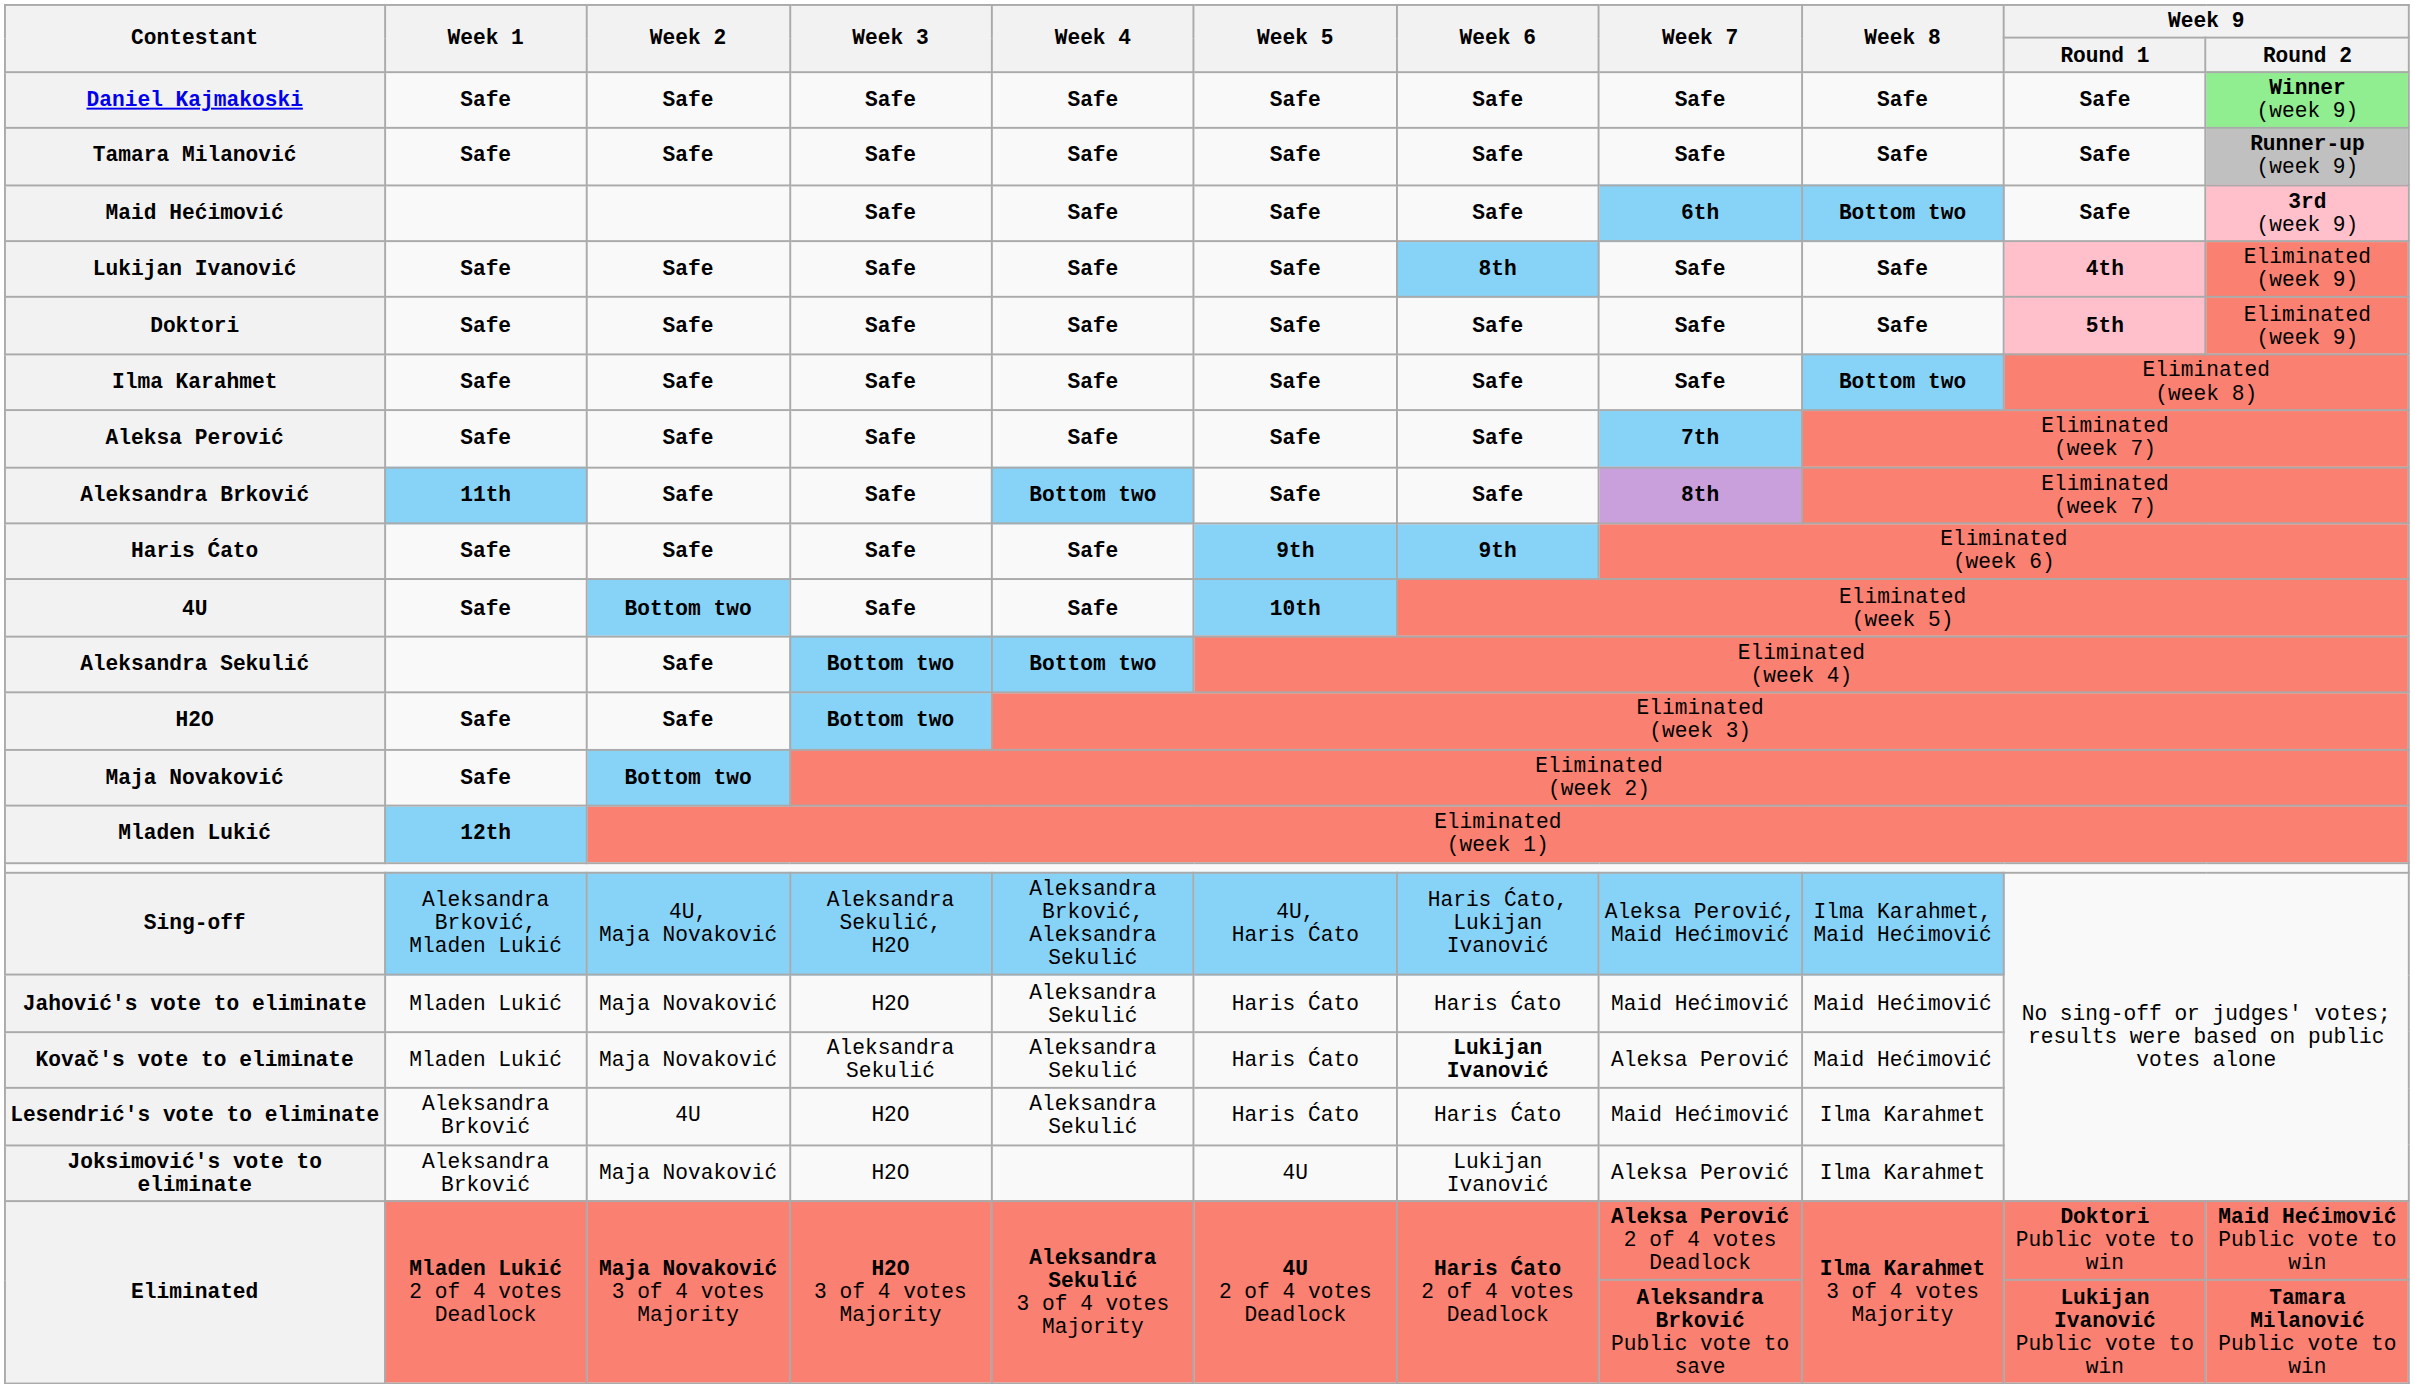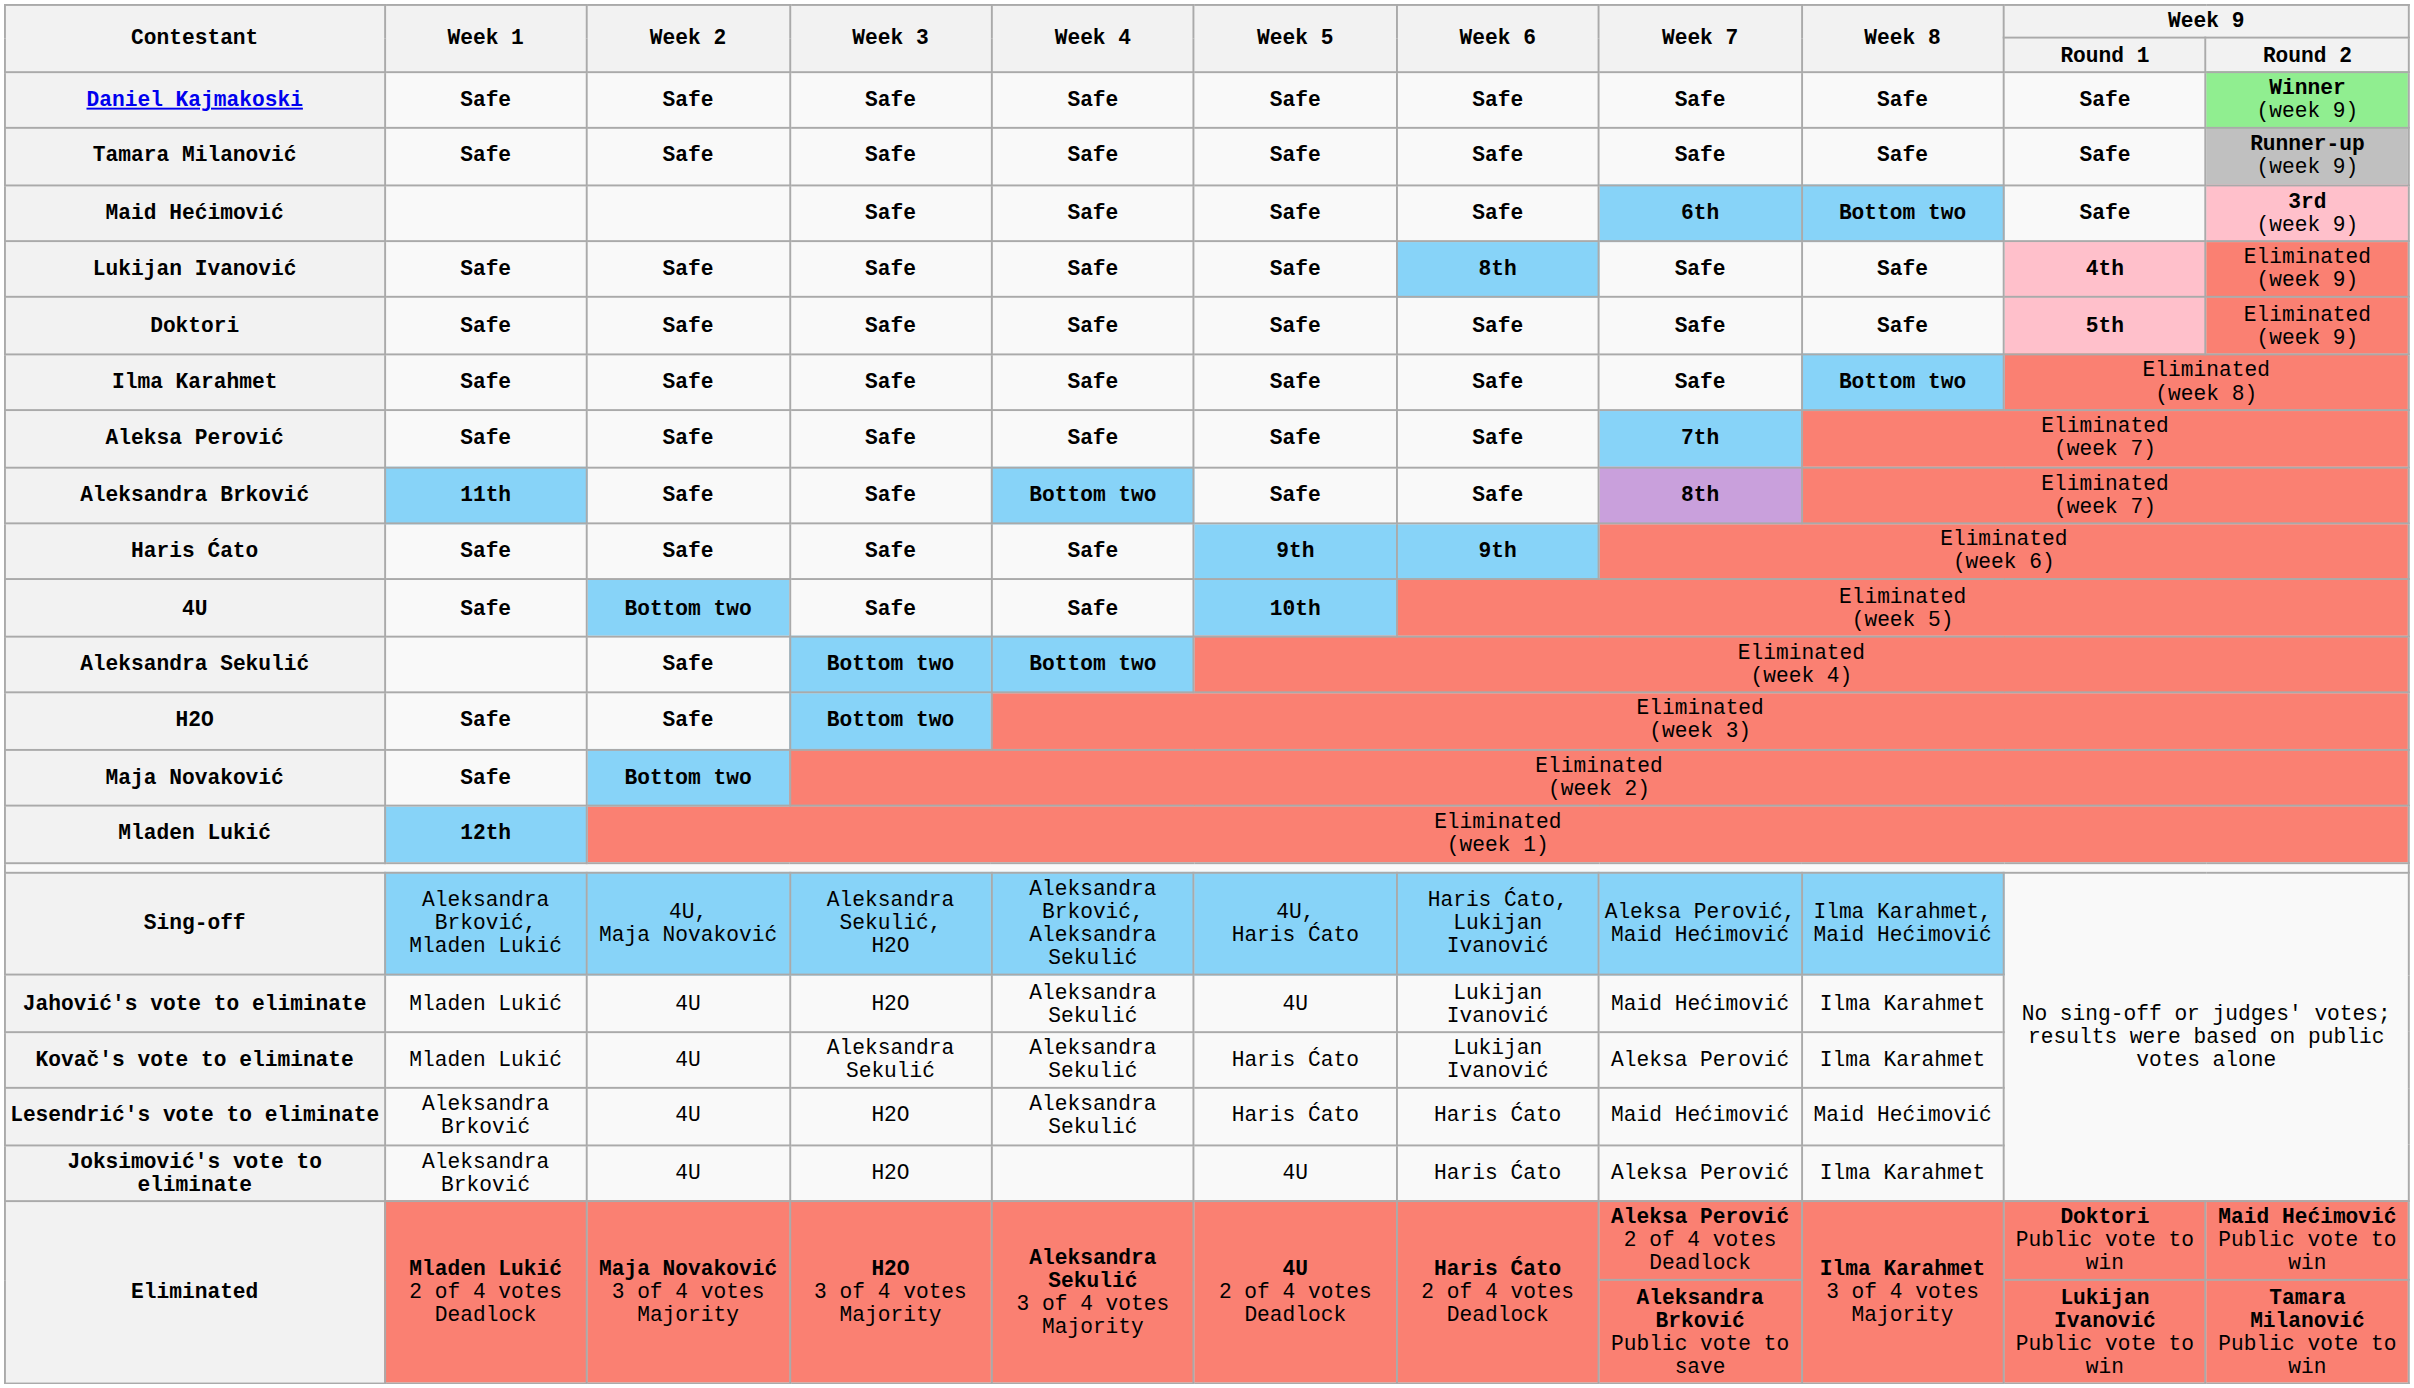(688, 1003) Maja Novaković -> (688, 1003) 4U
(1295, 1003) Haris Ćato -> (1295, 1003) 4U
(1498, 1003) Haris Ćato -> (1498, 1003) Lukijan Ivanović
(1903, 1003) Maid Hećimović -> (1903, 1003) Ilma Karahmet
(688, 1060) Maja Novaković -> (688, 1060) 4U
(1498, 1060) bold -> (1498, 1060) normal
(1903, 1060) Maid Hećimović -> (1903, 1060) Ilma Karahmet
(1903, 1116) Ilma Karahmet -> (1903, 1116) Maid Hećimović
(688, 1173) Maja Novaković -> (688, 1173) 4U
(1498, 1173) Lukijan Ivanović -> (1498, 1173) Haris Ćato
